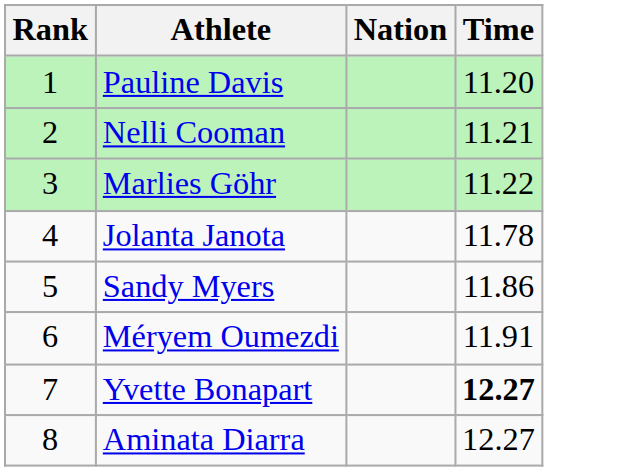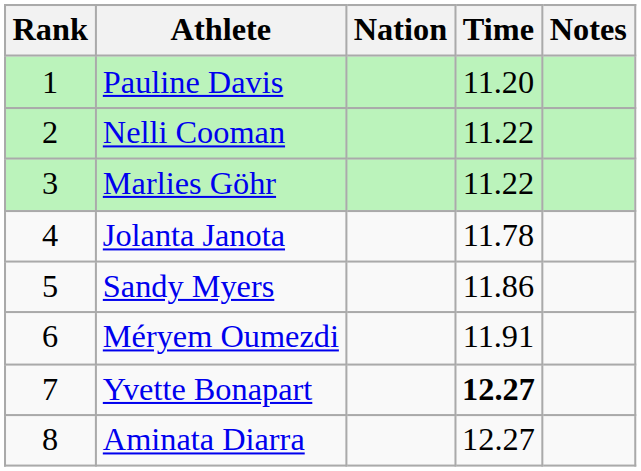+ column: (588, 30)
(498, 132) 11.21 -> (498, 132) 11.22
